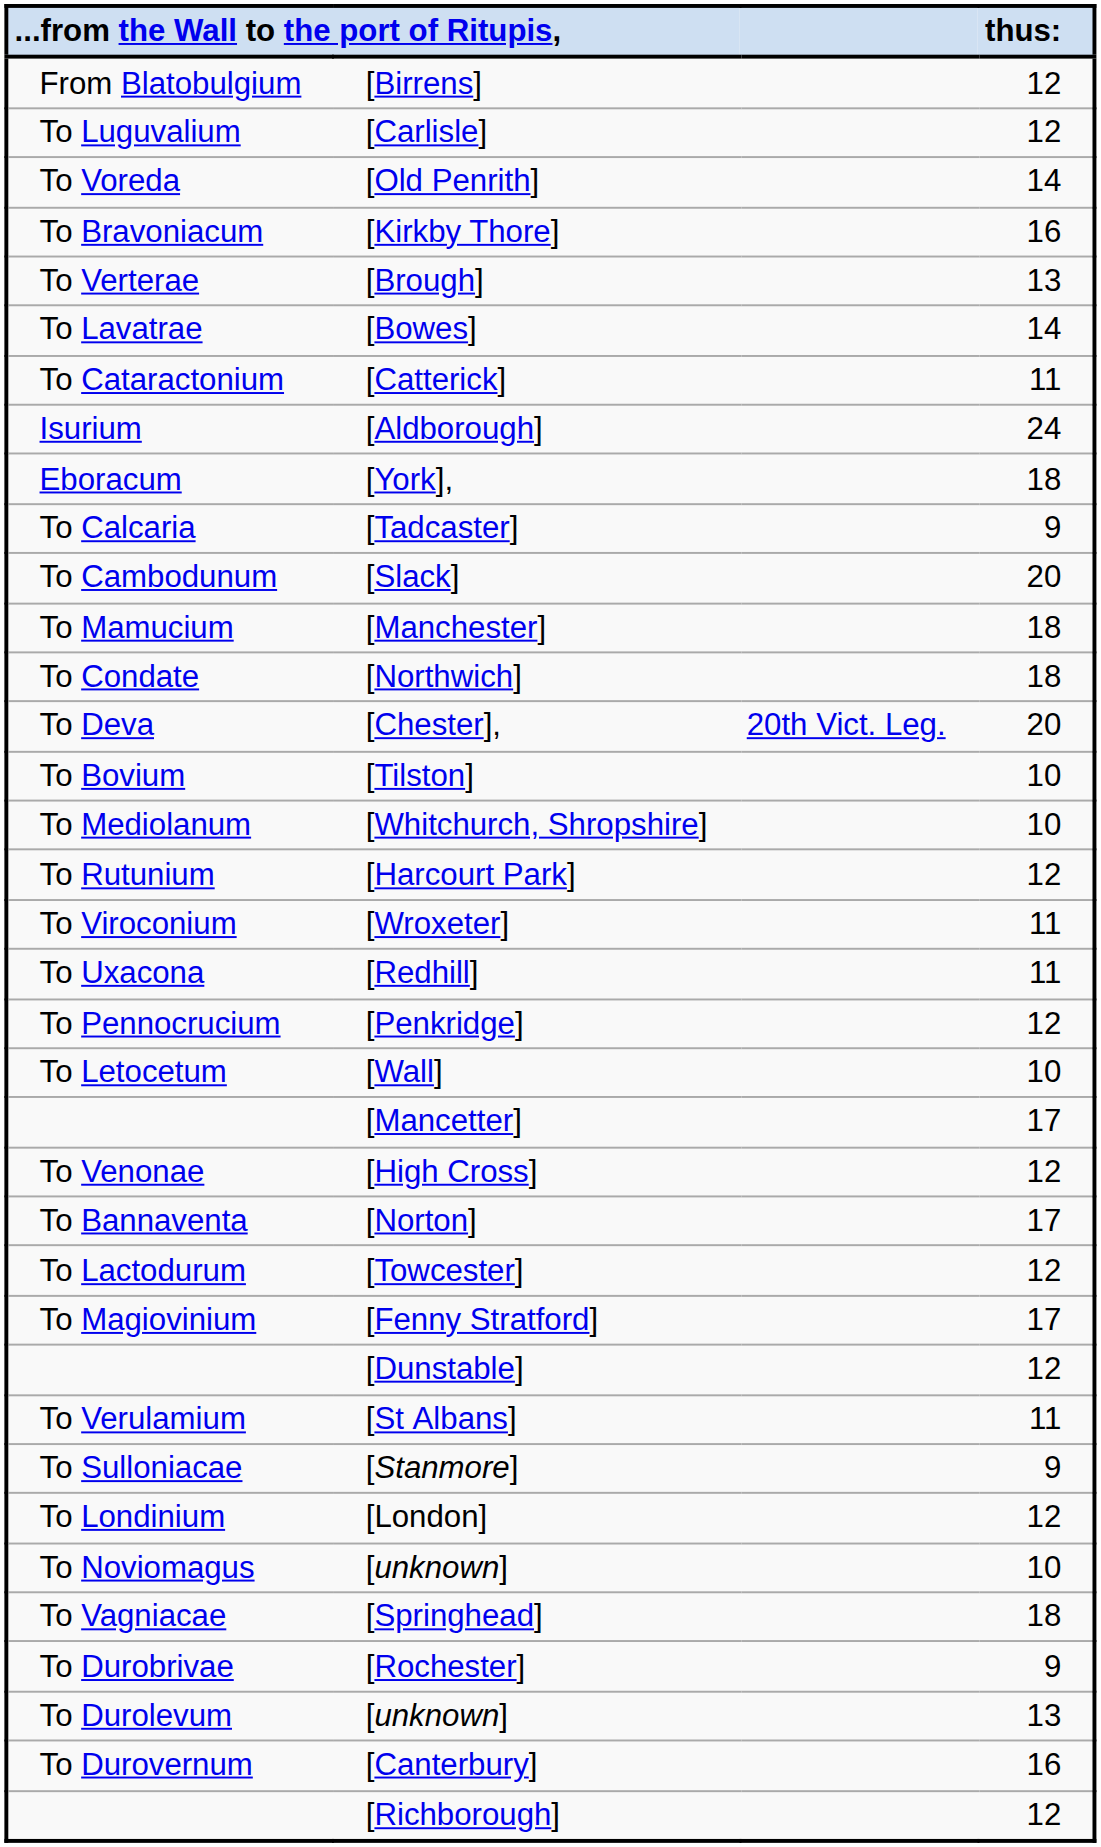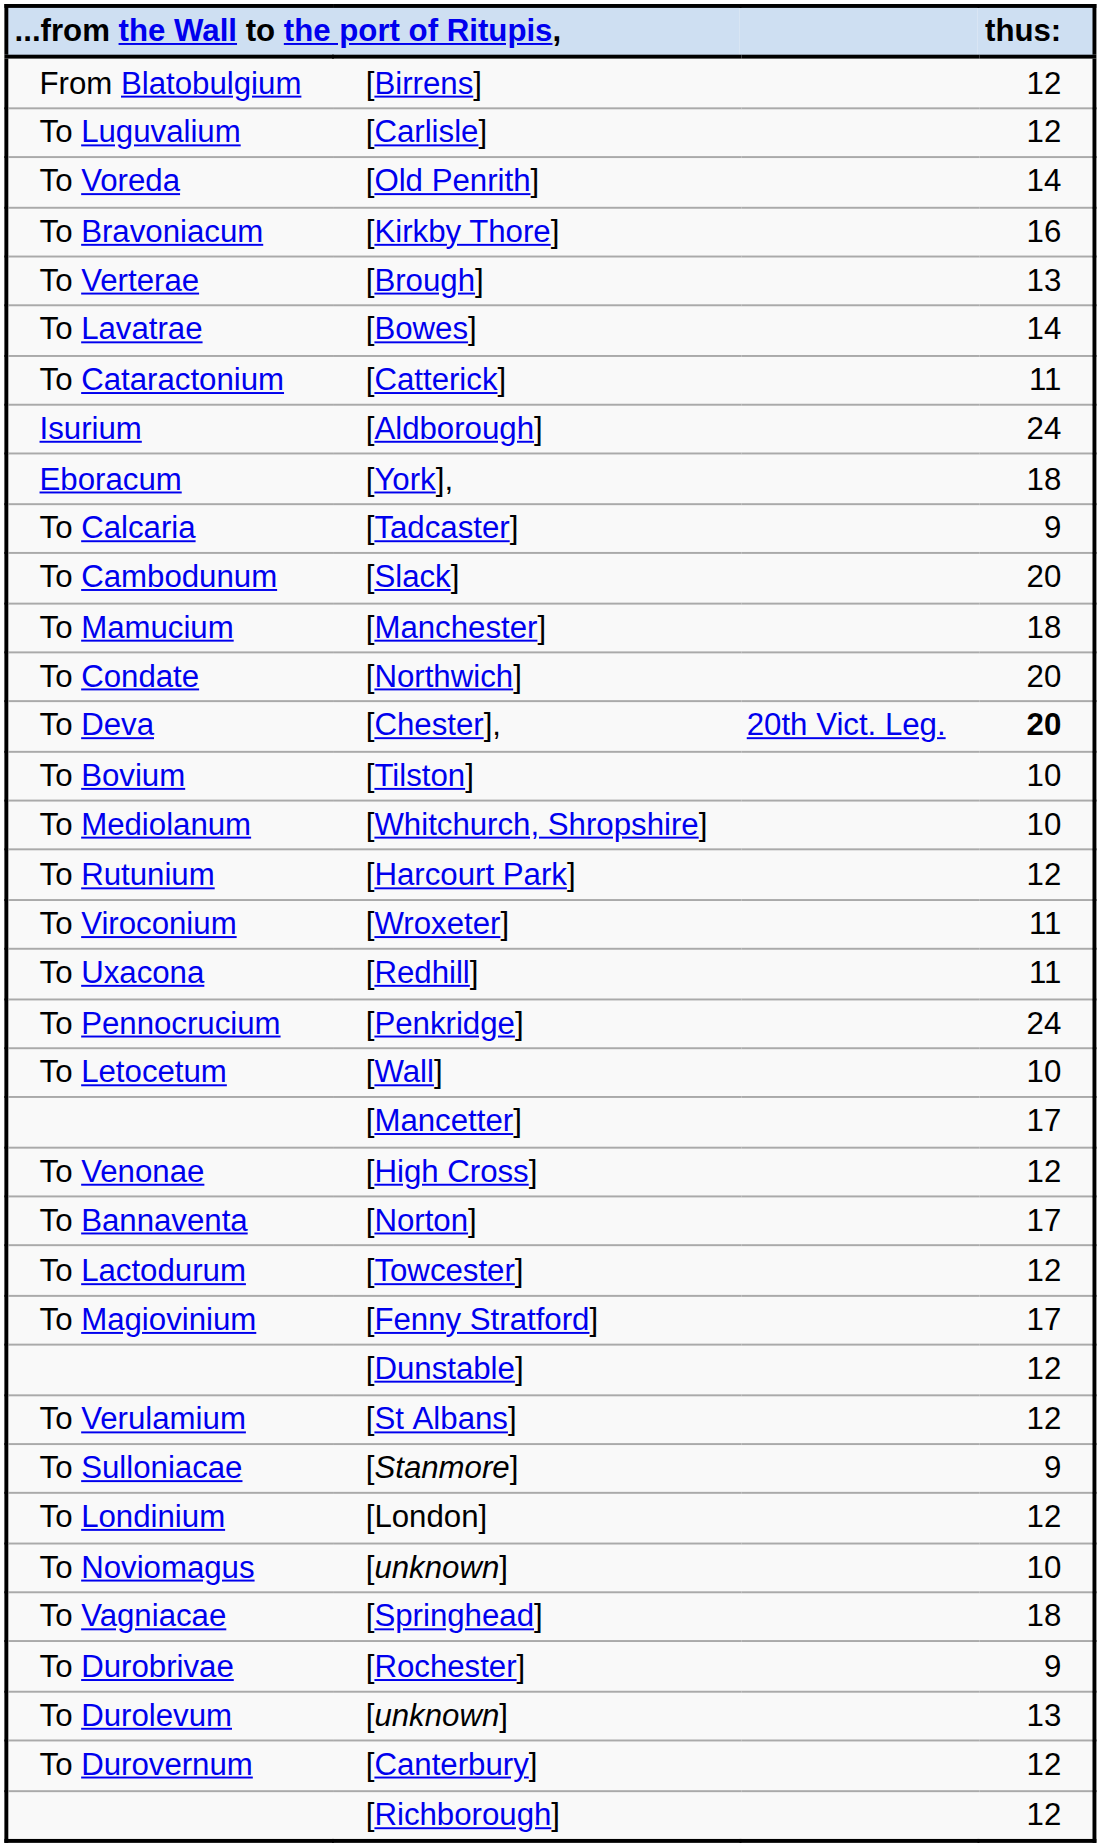(1044, 676) 18 -> (1044, 676) 20
(1044, 725) normal -> (1044, 725) bold
(1044, 1022) 12 -> (1044, 1022) 24
(1045, 1418) 11 -> (1044, 1418) 12
(1044, 1764) 16 -> (1044, 1764) 12
